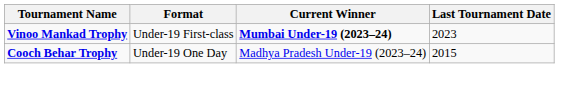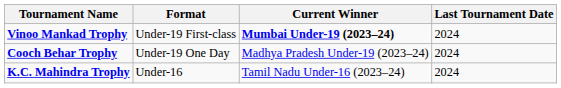(444, 33) 2023 -> (447, 33) 2024
(444, 53) 2015 -> (447, 53) 2024
+ row: (68, 72)
